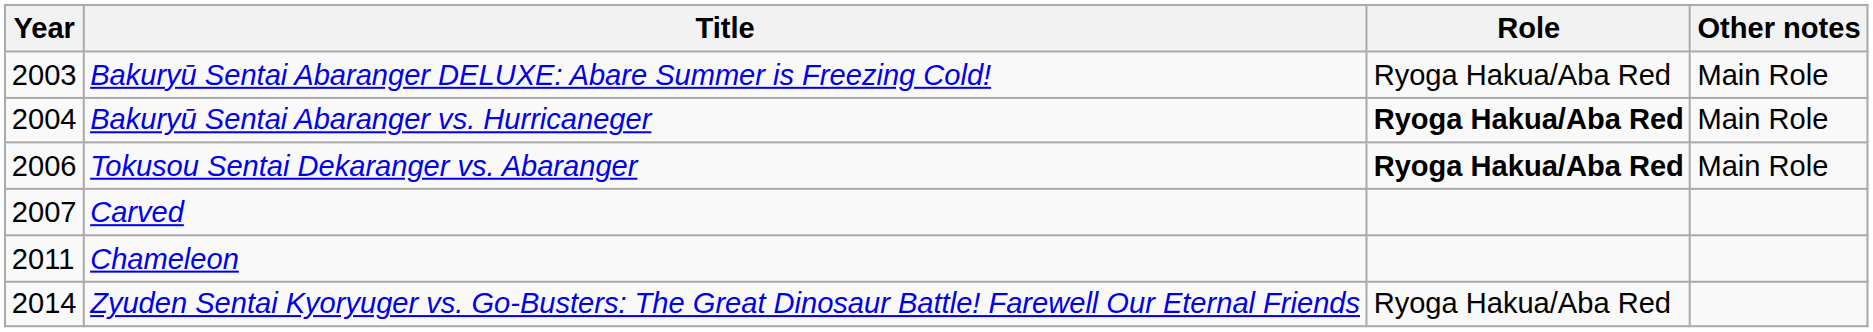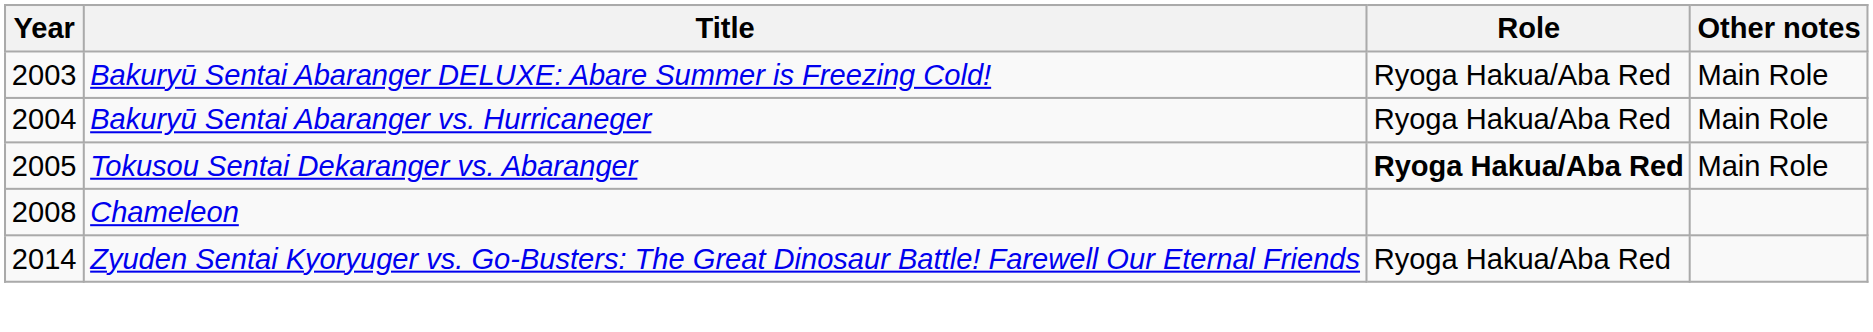(1529, 120) bold -> (1522, 120) normal
(44, 166) 2006 -> (44, 166) 2005
- row: (137, 212)
(43, 258) 2011 -> (44, 212) 2008
